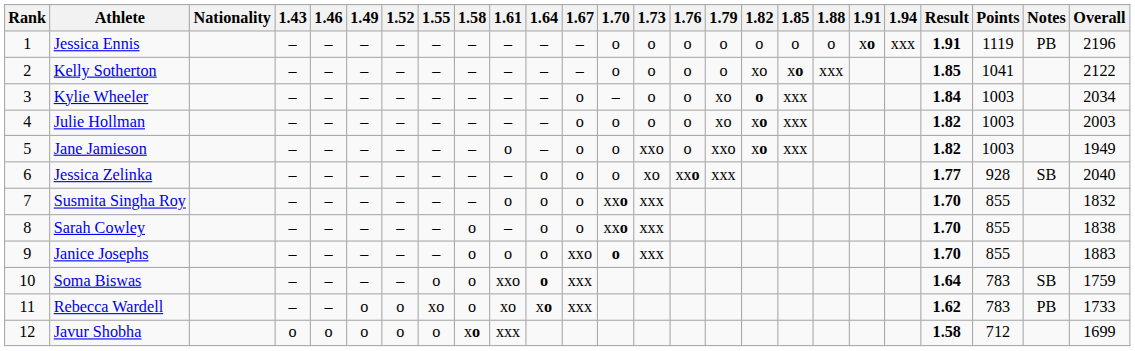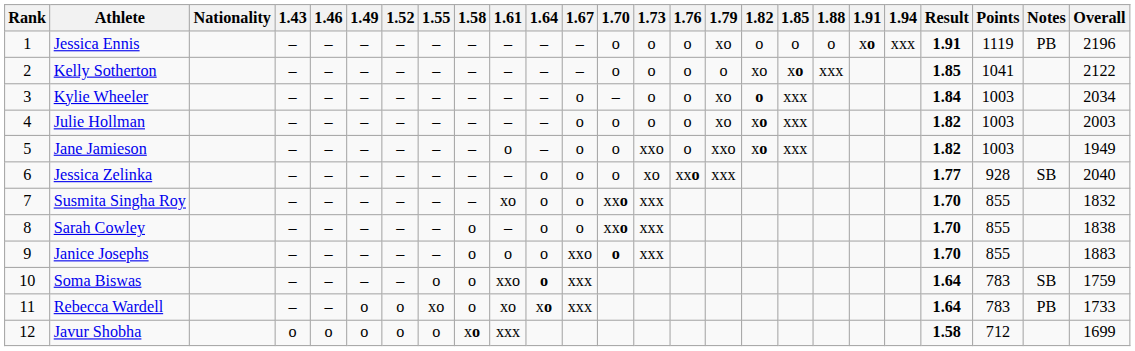(723, 43) o -> (723, 43) xo
(508, 201) o -> (508, 201) xo
(947, 306) 1.62 -> (947, 306) 1.64
